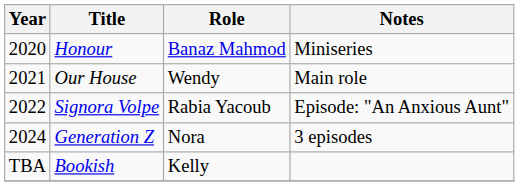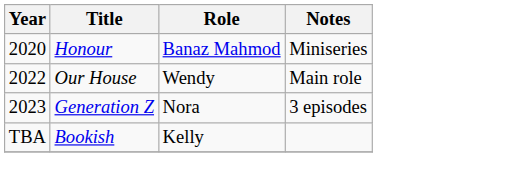(27, 78) 2021 -> (27, 78) 2022
- row: (107, 107)
(27, 136) 2024 -> (27, 107) 2023
